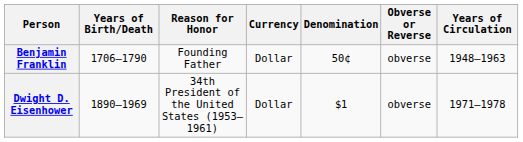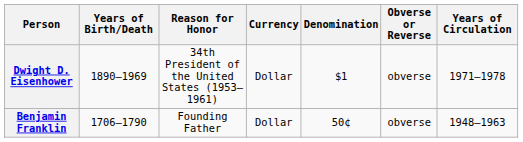rows swapped: (42, 105) <-> (42, 59)
